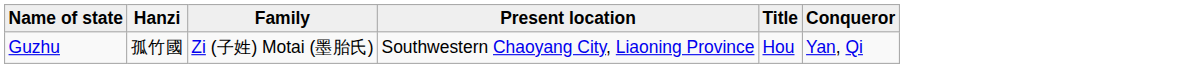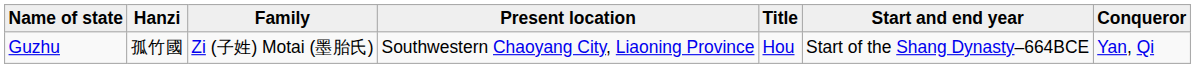+ column: (948, 18)
